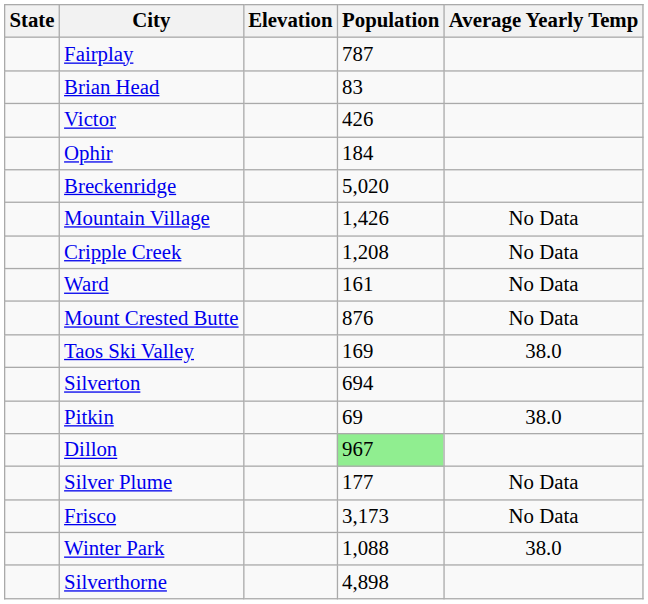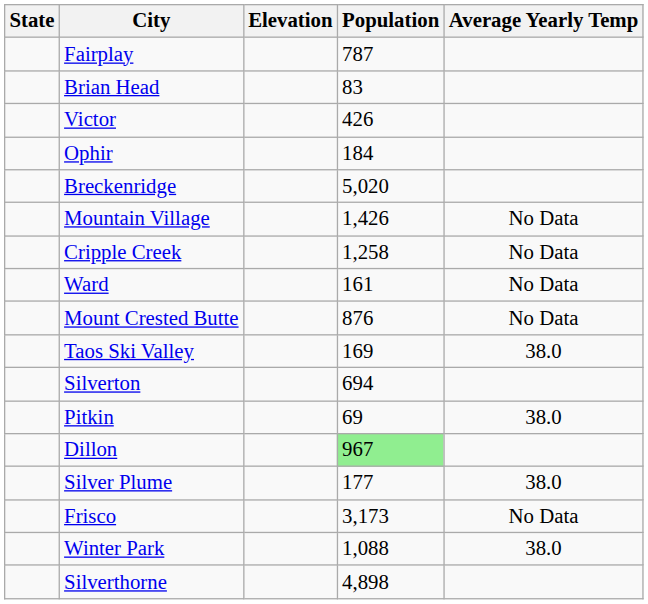(366, 251) 1,208 -> (366, 251) 1,258
(544, 482) No Data -> (544, 482) 38.0
